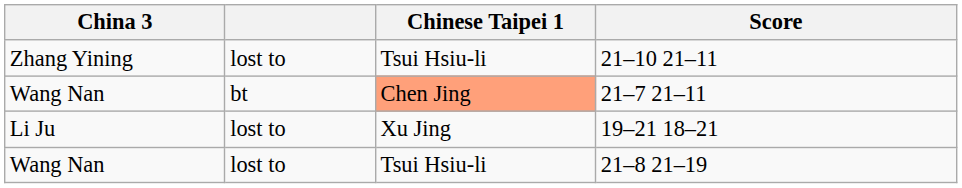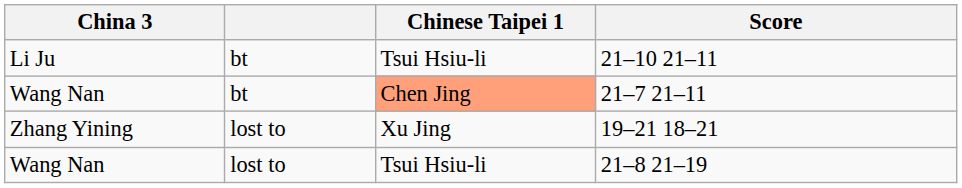(71, 57) Zhang Yining -> (33, 57) Li Ju
(258, 57) lost to -> (239, 57) bt
(33, 128) Li Ju -> (71, 128) Zhang Yining
